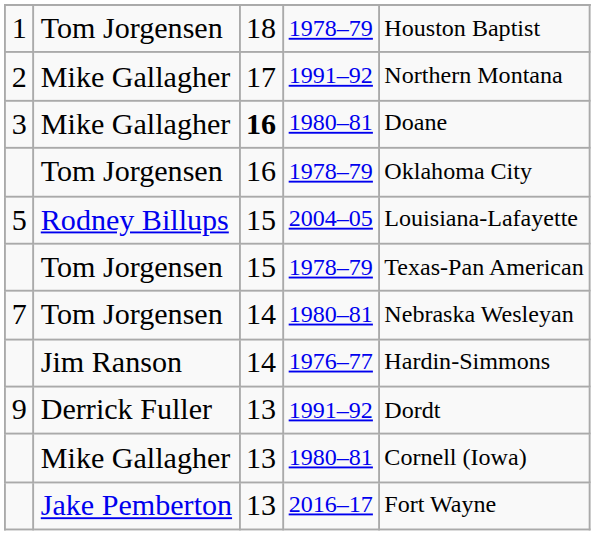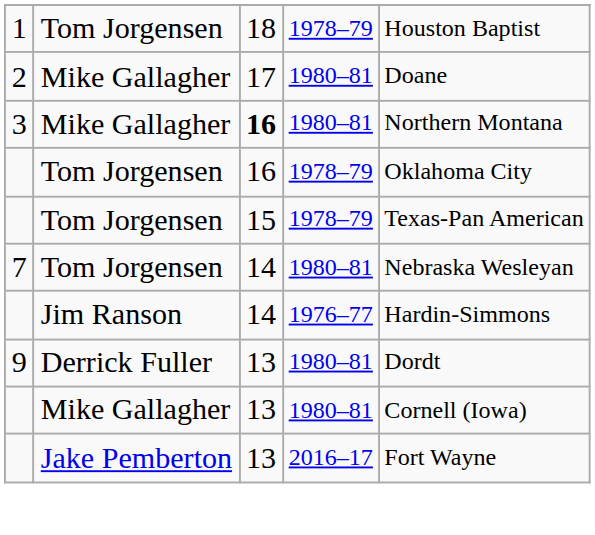(331, 76) 1991–92 -> (331, 76) 1980–81
(474, 76) Northern Montana -> (416, 76) Doane
(416, 123) Doane -> (474, 123) Northern Montana
- row: (19, 219)
(331, 409) 1991–92 -> (331, 362) 1980–81
